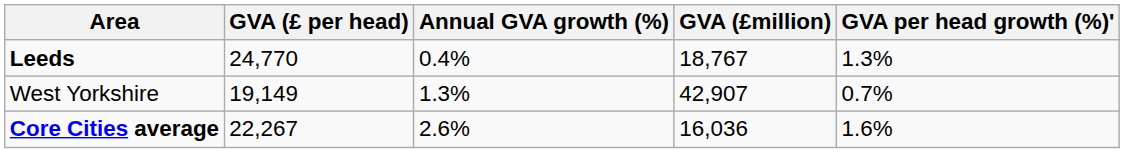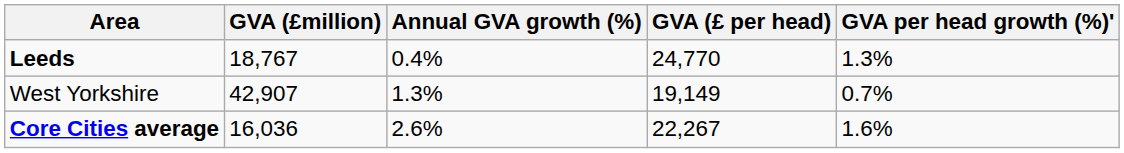columns swapped: (755, 22) <-> (319, 22)
